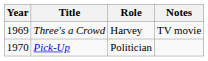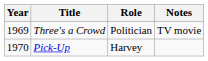(126, 30) Harvey -> (131, 30) Politician
(131, 47) Politician -> (126, 47) Harvey
